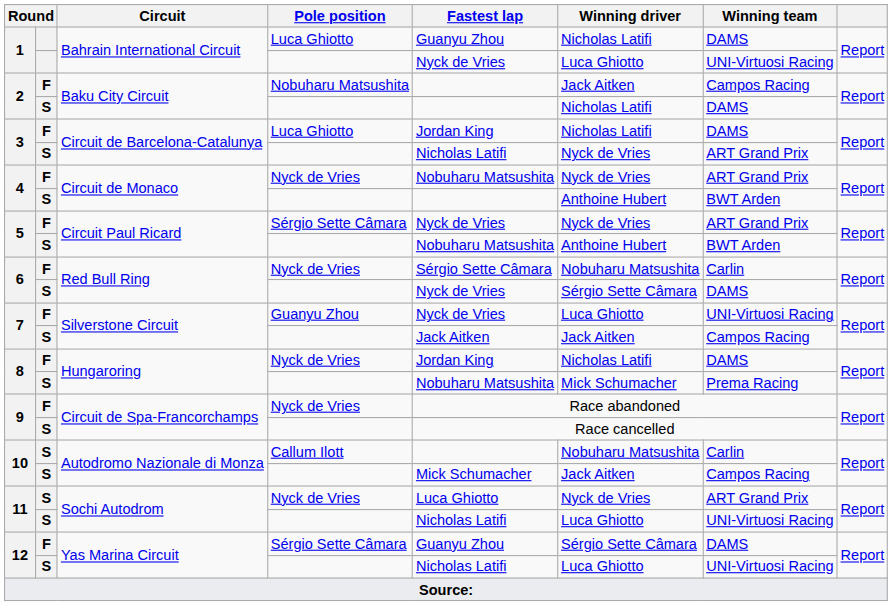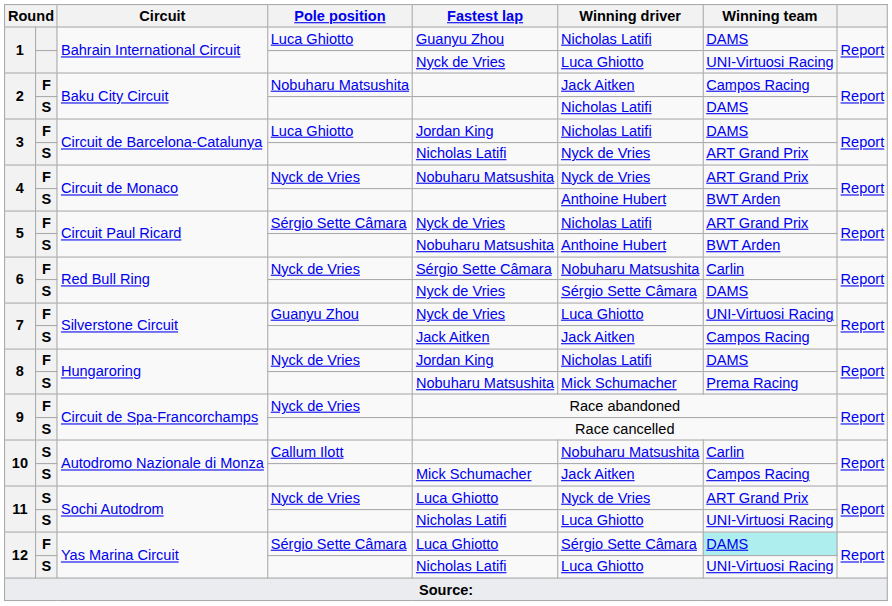(606, 222) Nyck de Vries -> (606, 222) Nicholas Latifi
(460, 543) Guanyu Zhou -> (457, 543) Luca Ghiotto
(727, 543) no background -> (727, 543) paleturquoise background
